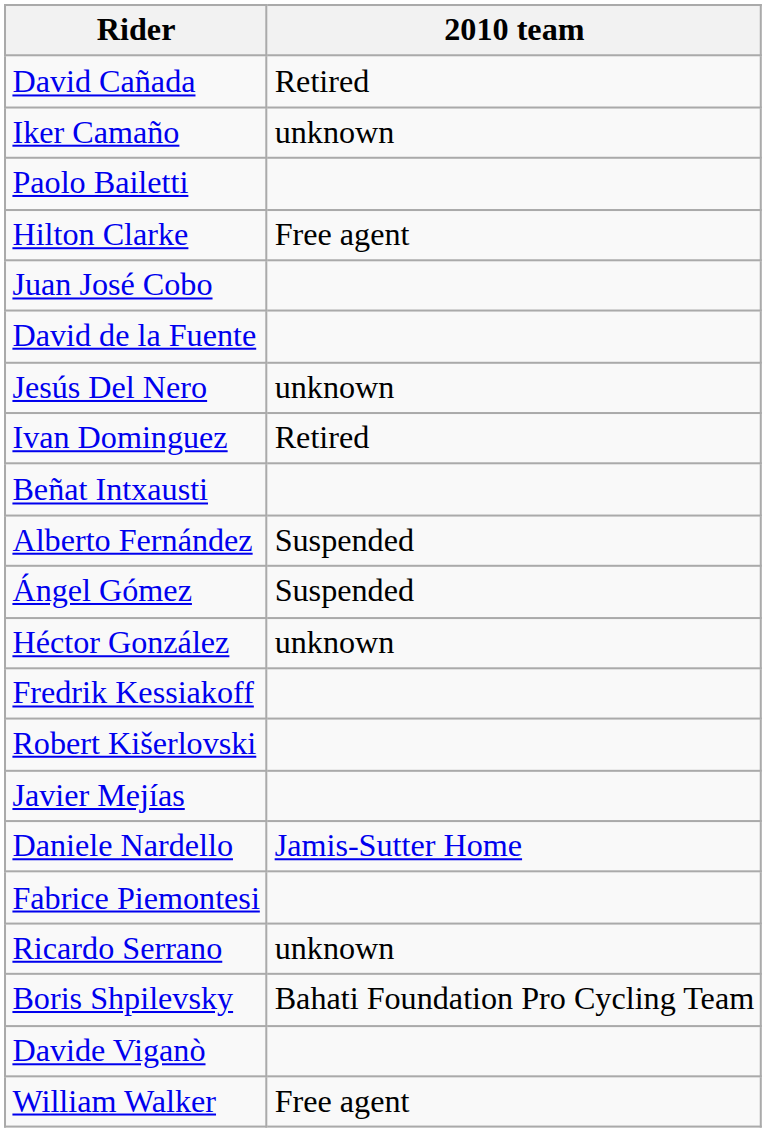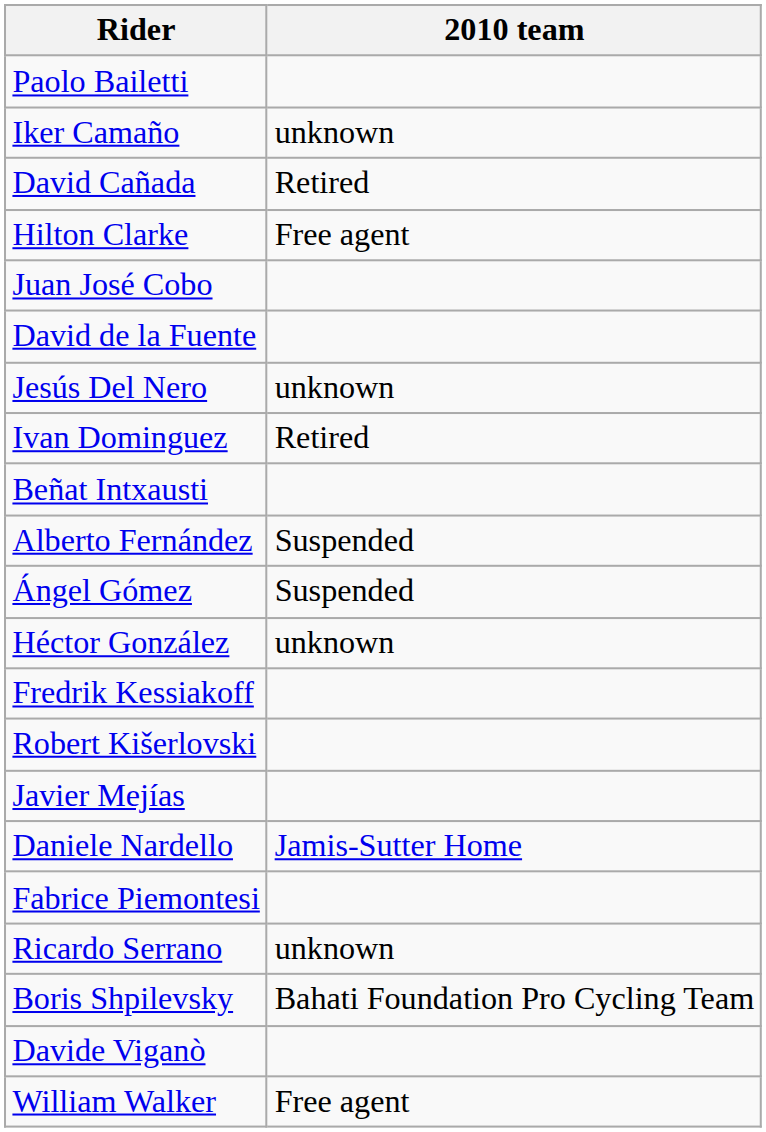rows swapped: (100, 183) <-> (104, 81)
